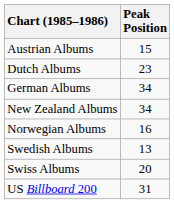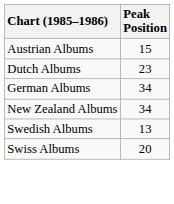- row: (57, 128)
- row: (52, 189)
